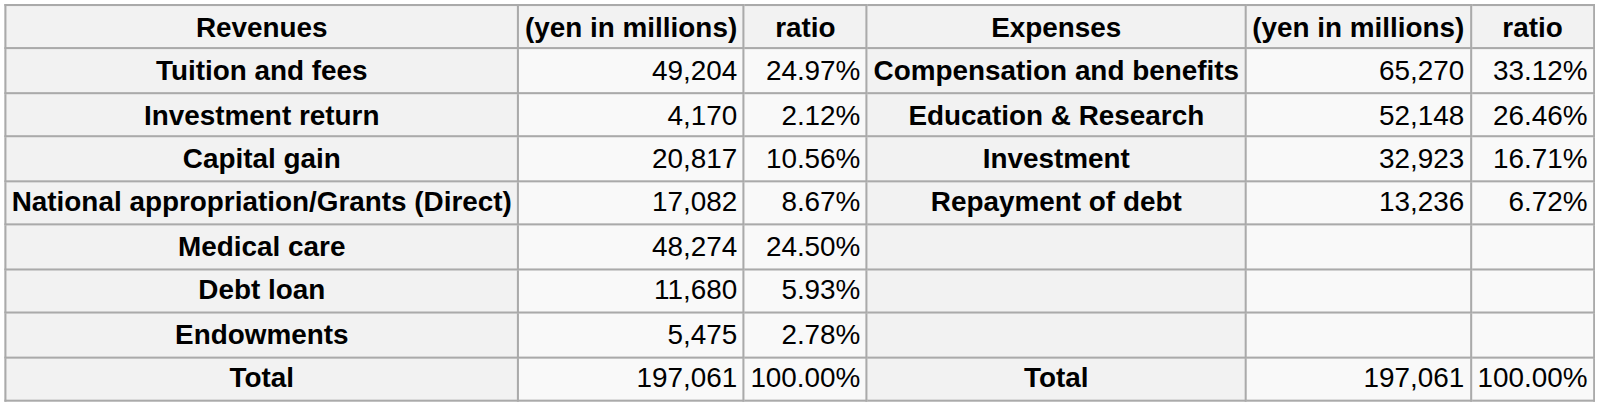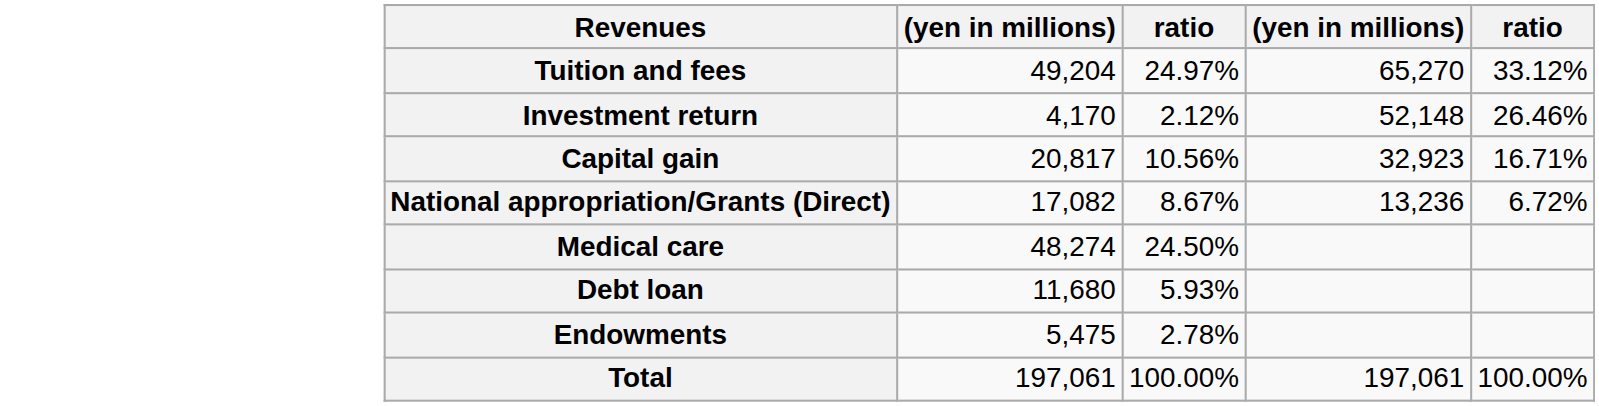- column: (1056, 27)
